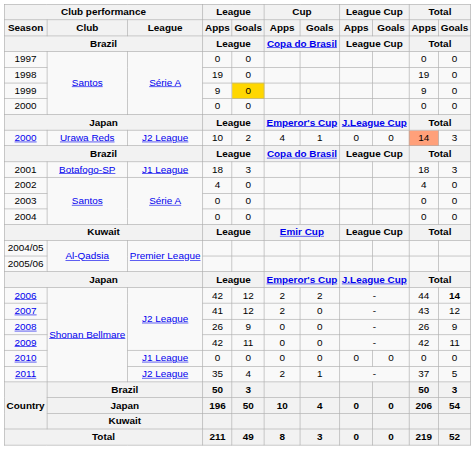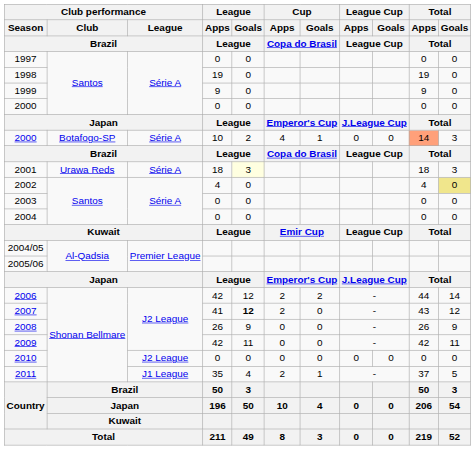(248, 91) gold background -> (248, 91) no background
(87, 138) Urawa Reds -> (87, 138) Botafogo-SP
(165, 138) J2 League -> (165, 138) Série A
(87, 169) Botafogo-SP -> (87, 169) Urawa Reds
(165, 169) J1 League -> (165, 169) Série A
(248, 169) no background -> (248, 169) lightyellow background
(455, 185) no background -> (455, 185) khaki background
(455, 295) bold -> (455, 295) normal
(248, 311) normal -> (248, 311) bold
(165, 358) J1 League -> (165, 358) J2 League
(165, 374) J2 League -> (165, 374) J1 League
